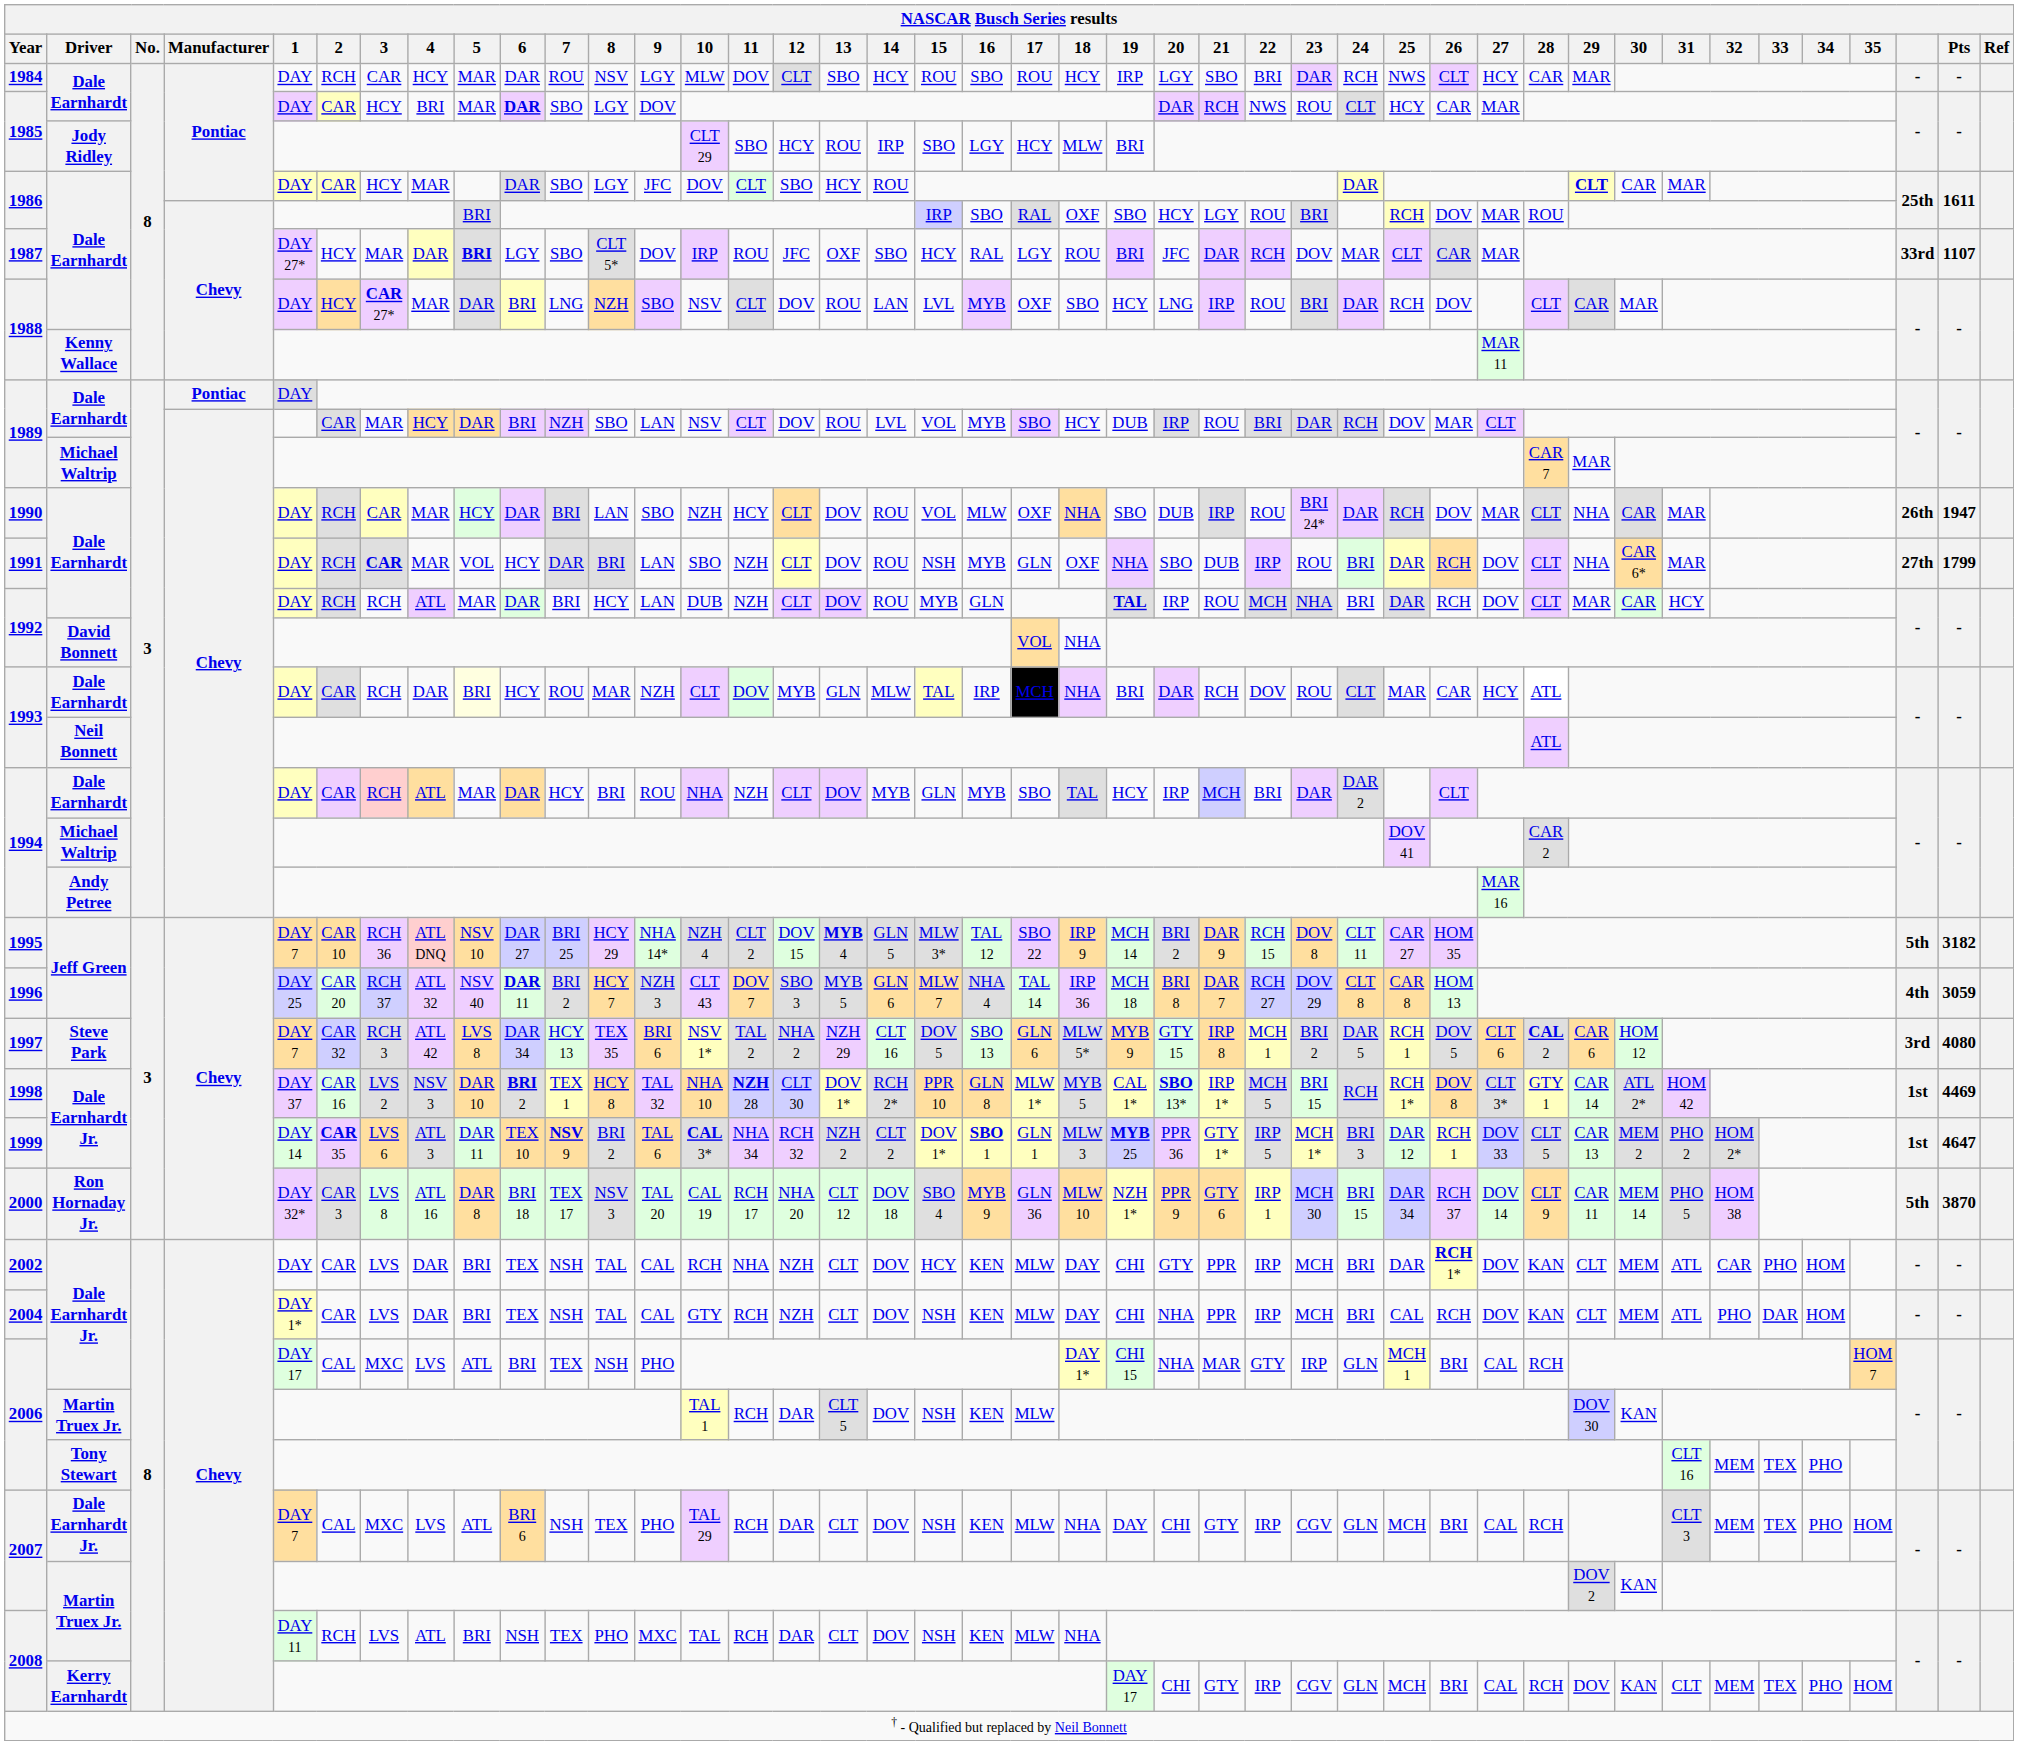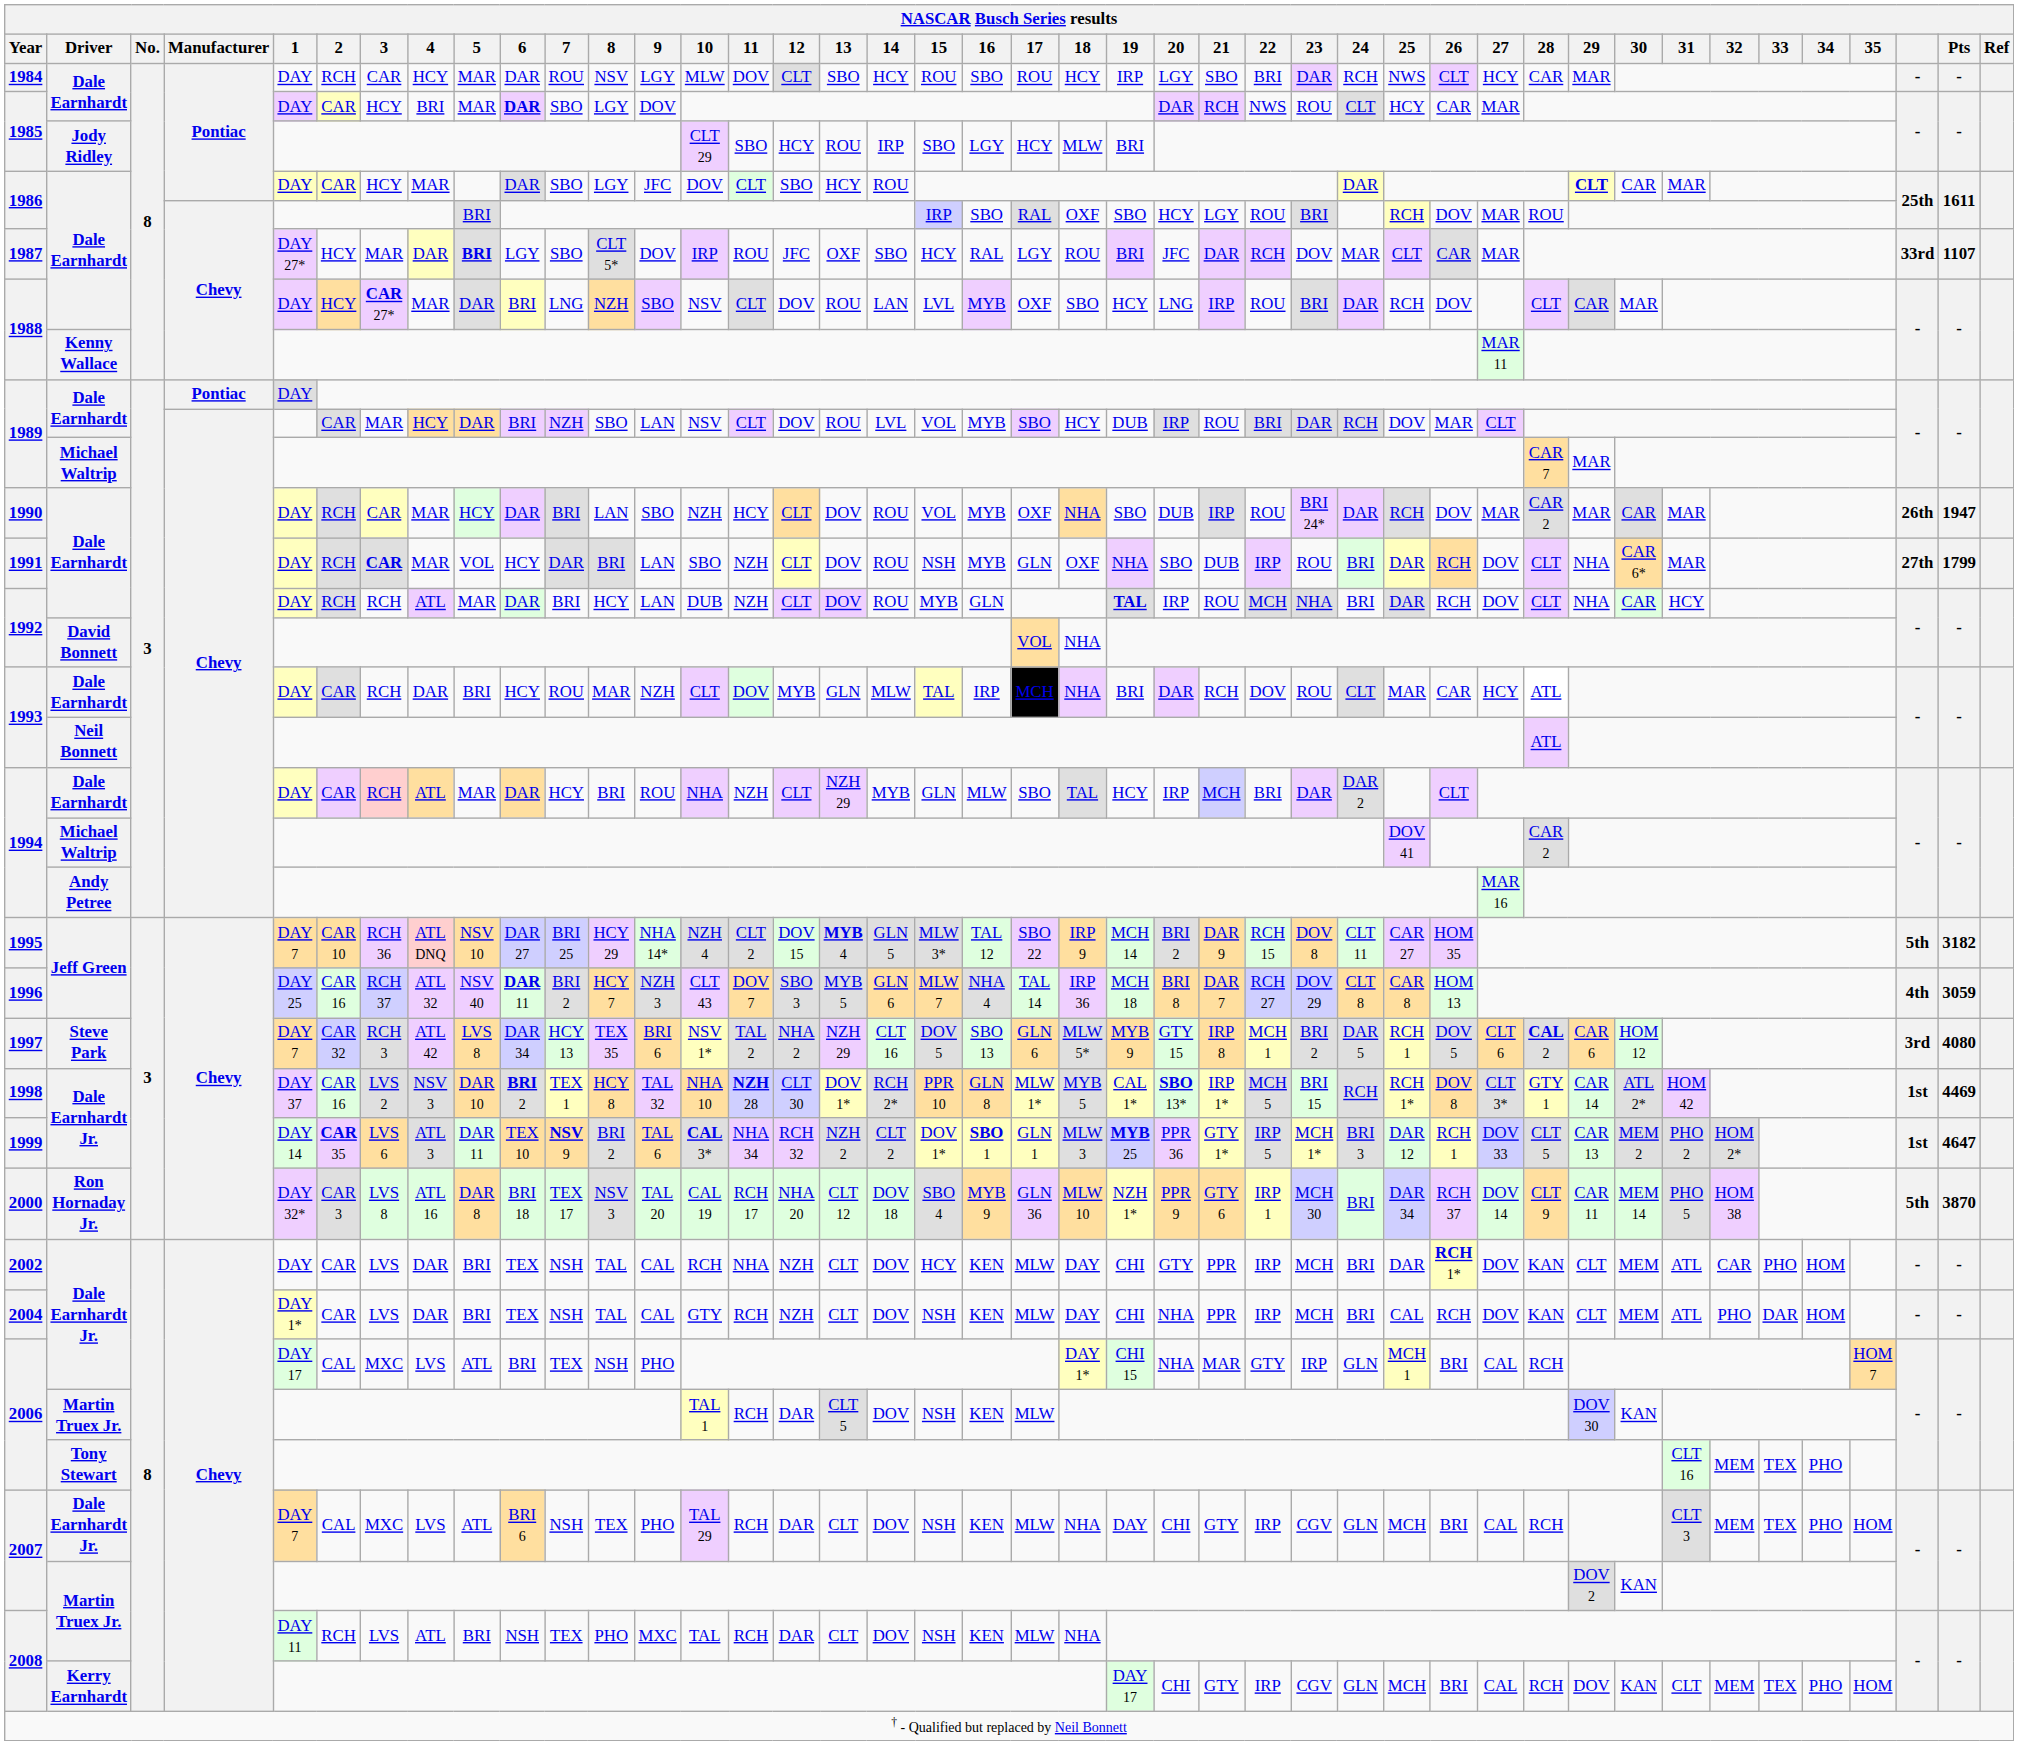(987, 512) MLW -> (987, 512) MYB
(1546, 512) CLT -> (1546, 512) CAR 2
(1591, 512) NHA -> (1591, 512) MAR
(1591, 602) MAR -> (1591, 602) NHA
(477, 692) lightyellow background -> (477, 692) no background
(843, 792) DOV -> (843, 791) NZH 29
(987, 792) MYB -> (987, 792) MLW
(339, 992) CAR 20 -> (339, 992) CAR 16
(1361, 1202) BRI 15 -> (1361, 1203) BRI
